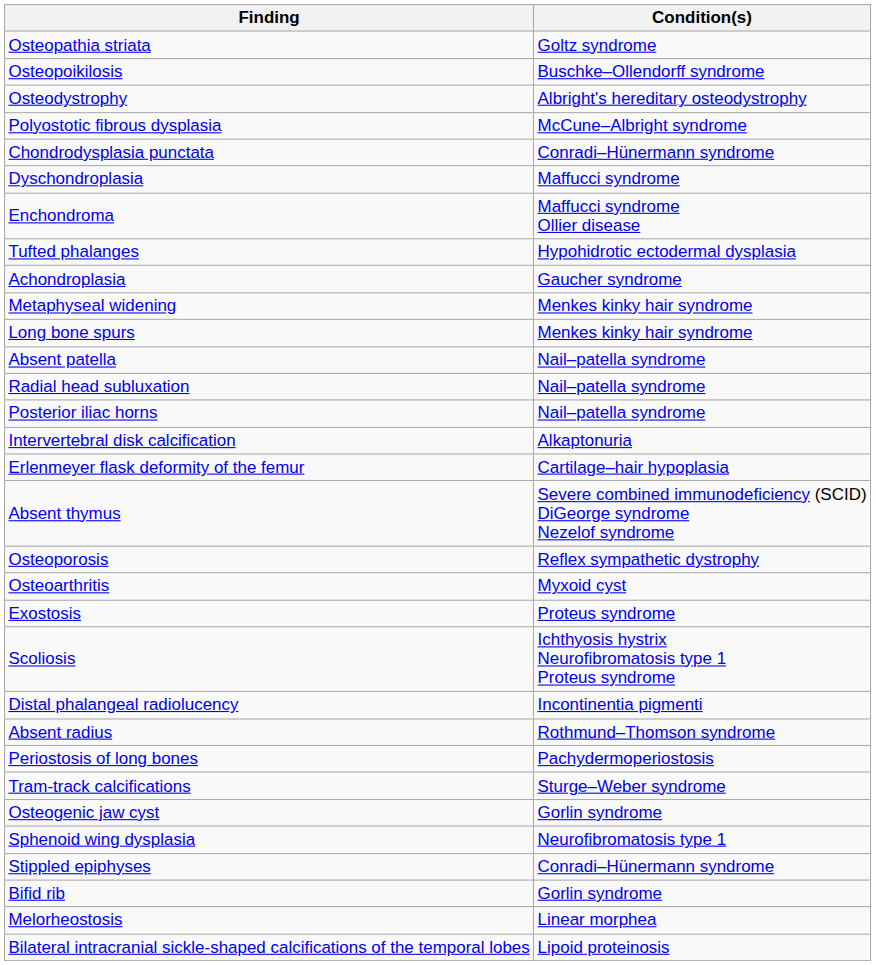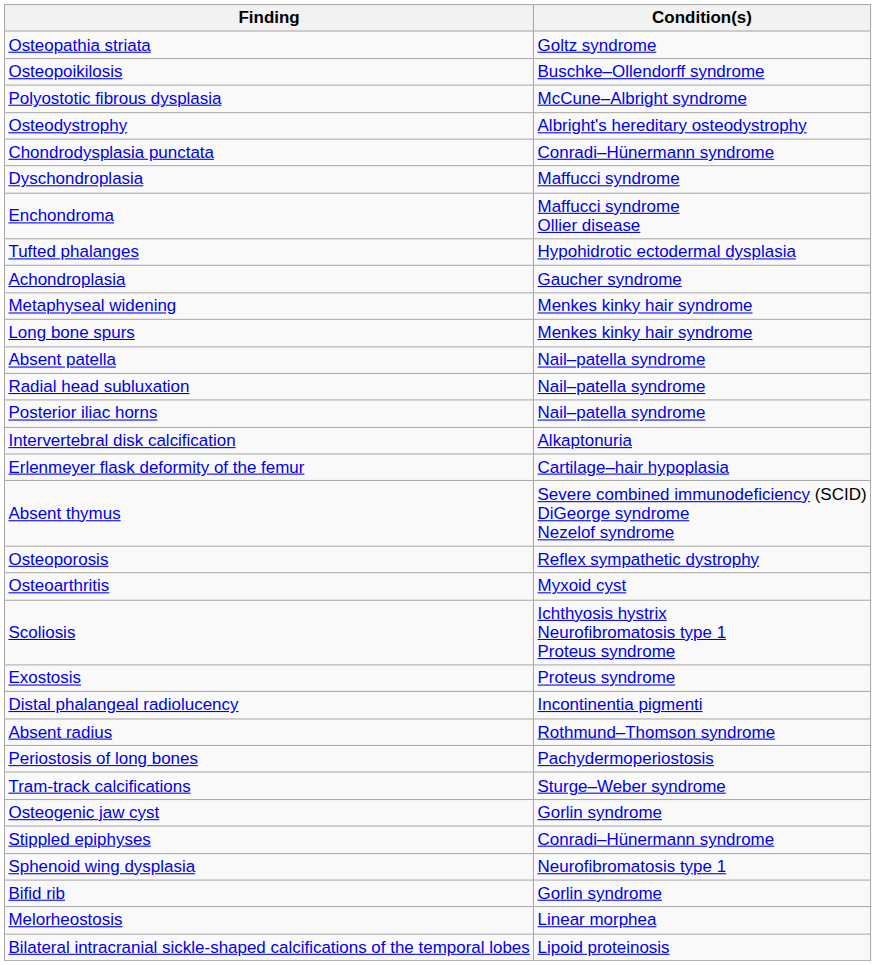rows swapped: (115, 125) <-> (68, 98)
rows swapped: (45, 613) <-> (42, 659)
rows swapped: (102, 839) <-> (80, 866)
